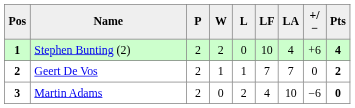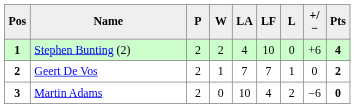columns swapped: (244, 21) <-> (291, 21)
